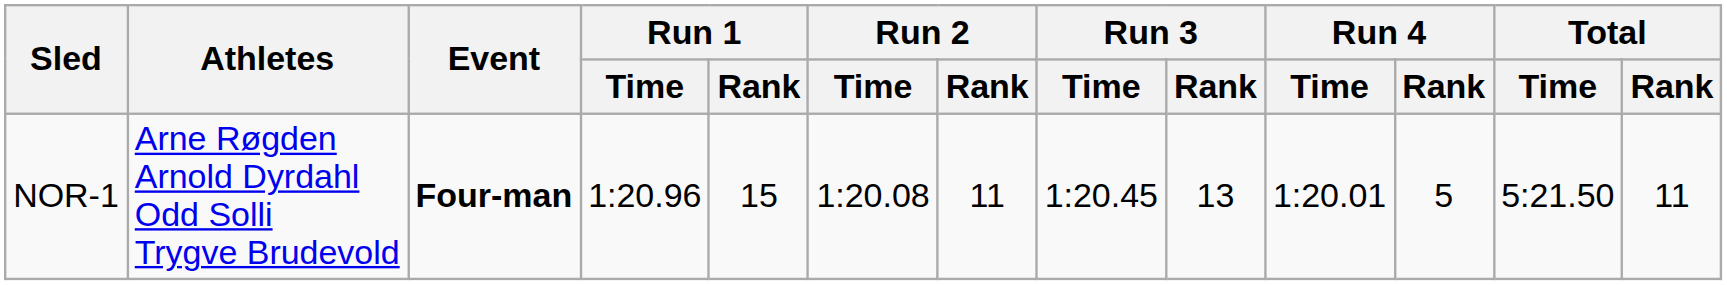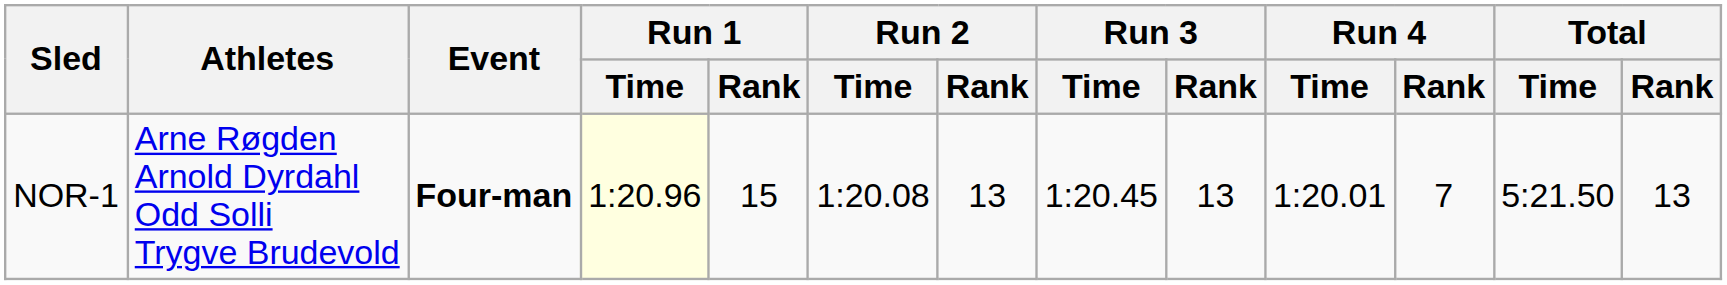(645, 196) no background -> (645, 196) lightyellow background
(987, 196) 11 -> (987, 196) 13
(1444, 196) 5 -> (1444, 196) 7
(1672, 196) 11 -> (1672, 196) 13
